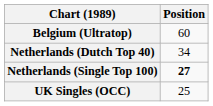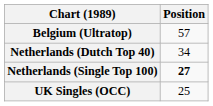(184, 33) 60 -> (184, 33) 57
